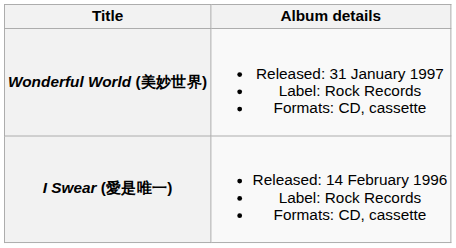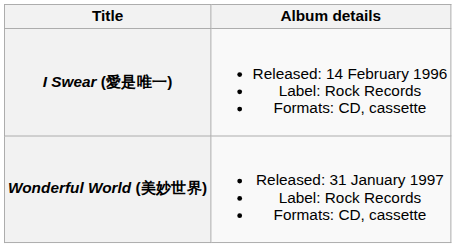rows swapped: (108, 188) <-> (108, 81)
